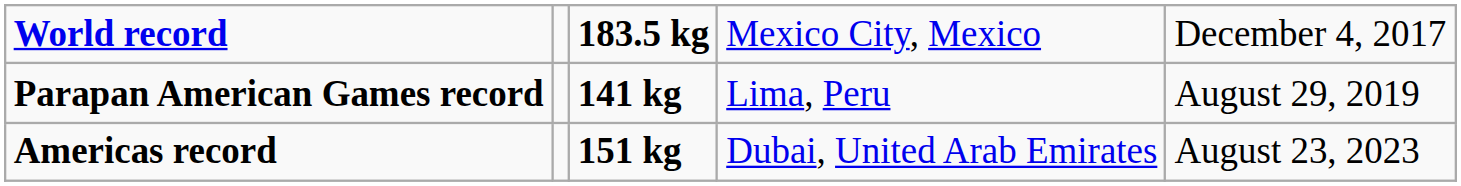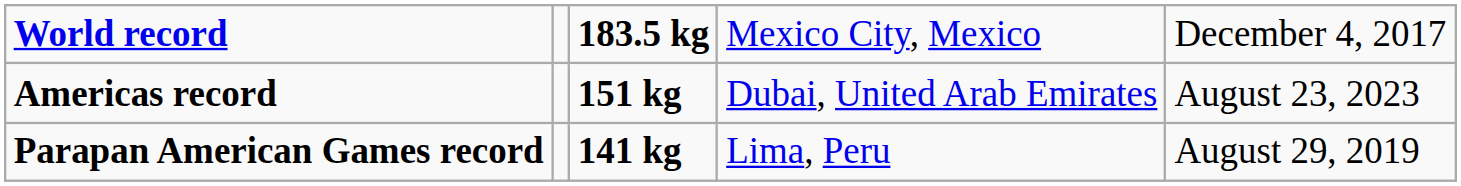rows swapped: (279, 92) <-> (145, 151)
